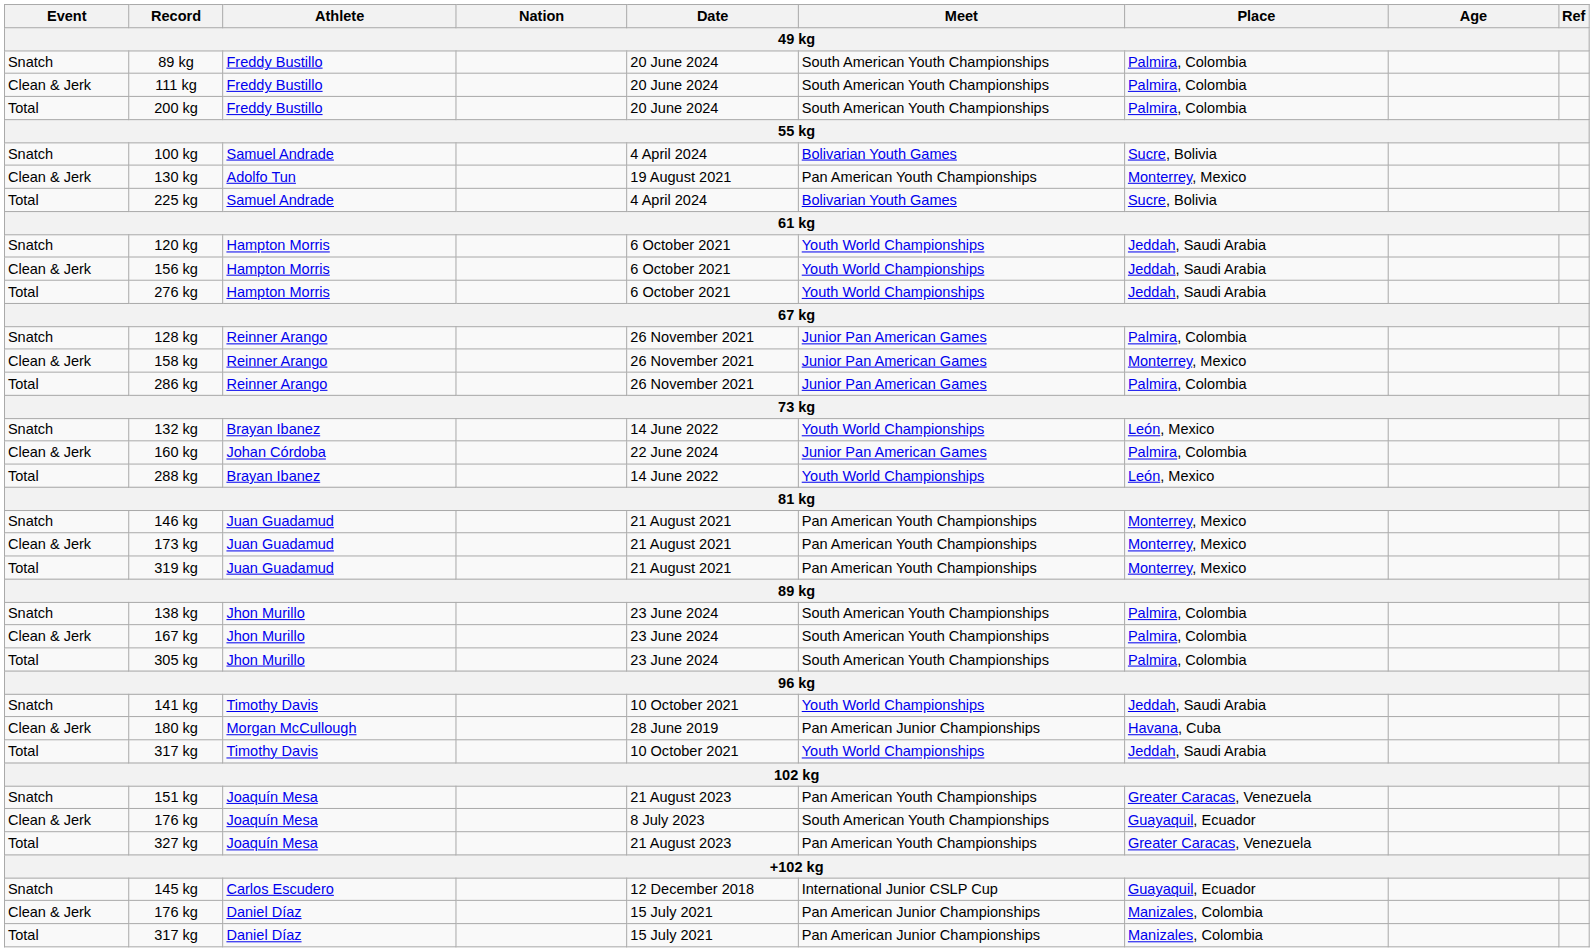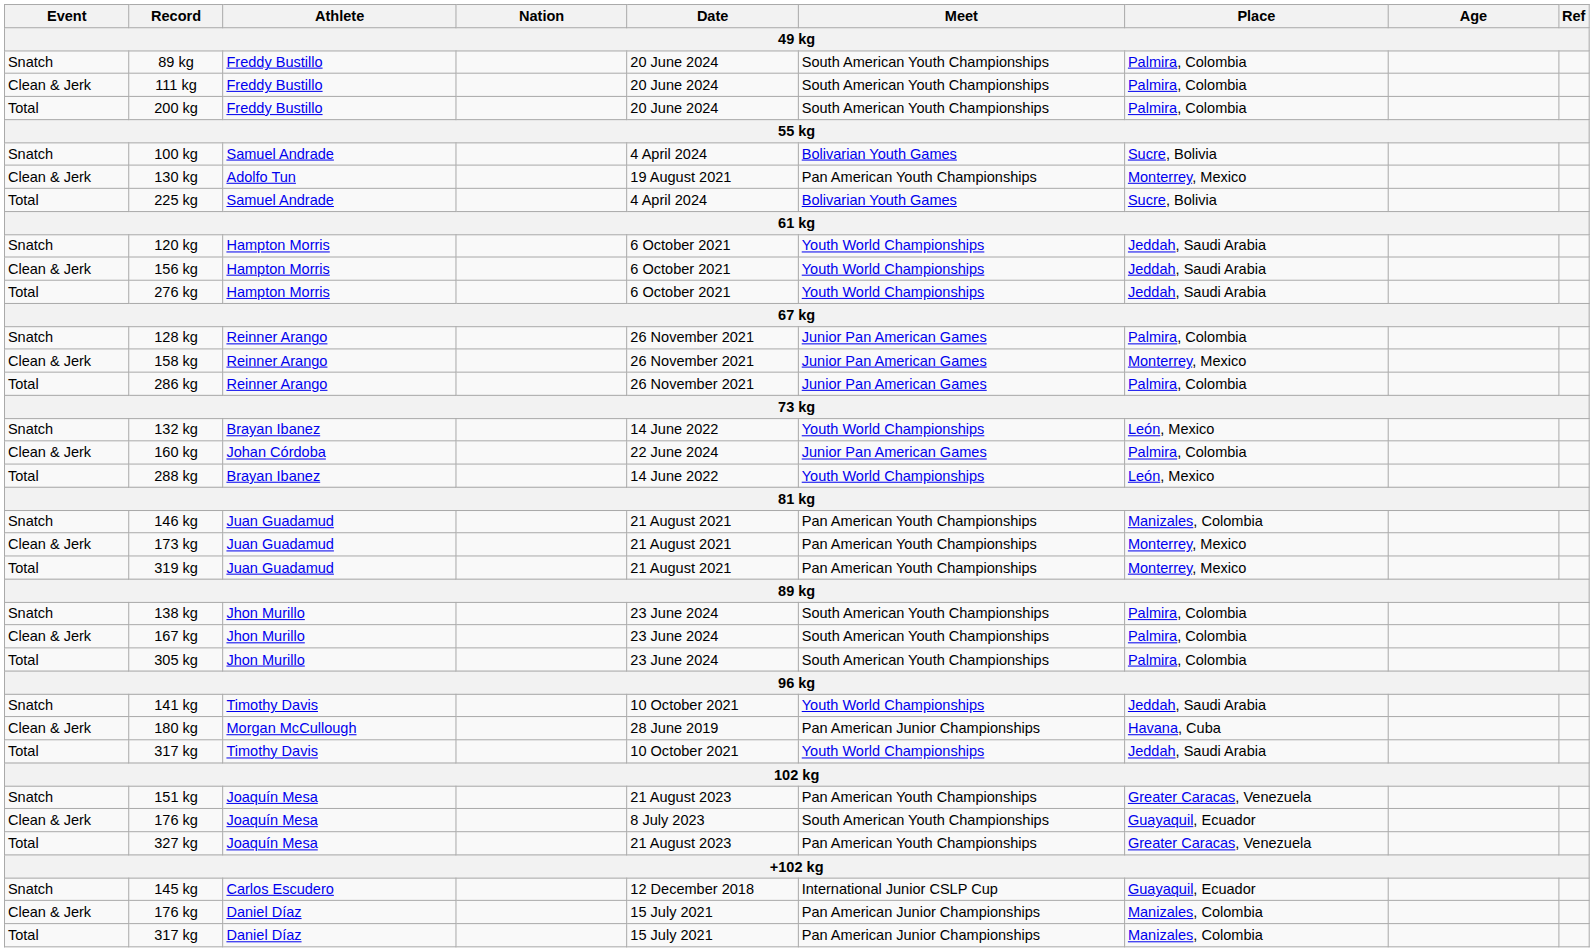(1187, 522) Monterrey, Mexico -> (1195, 522) Manizales, Colombia
